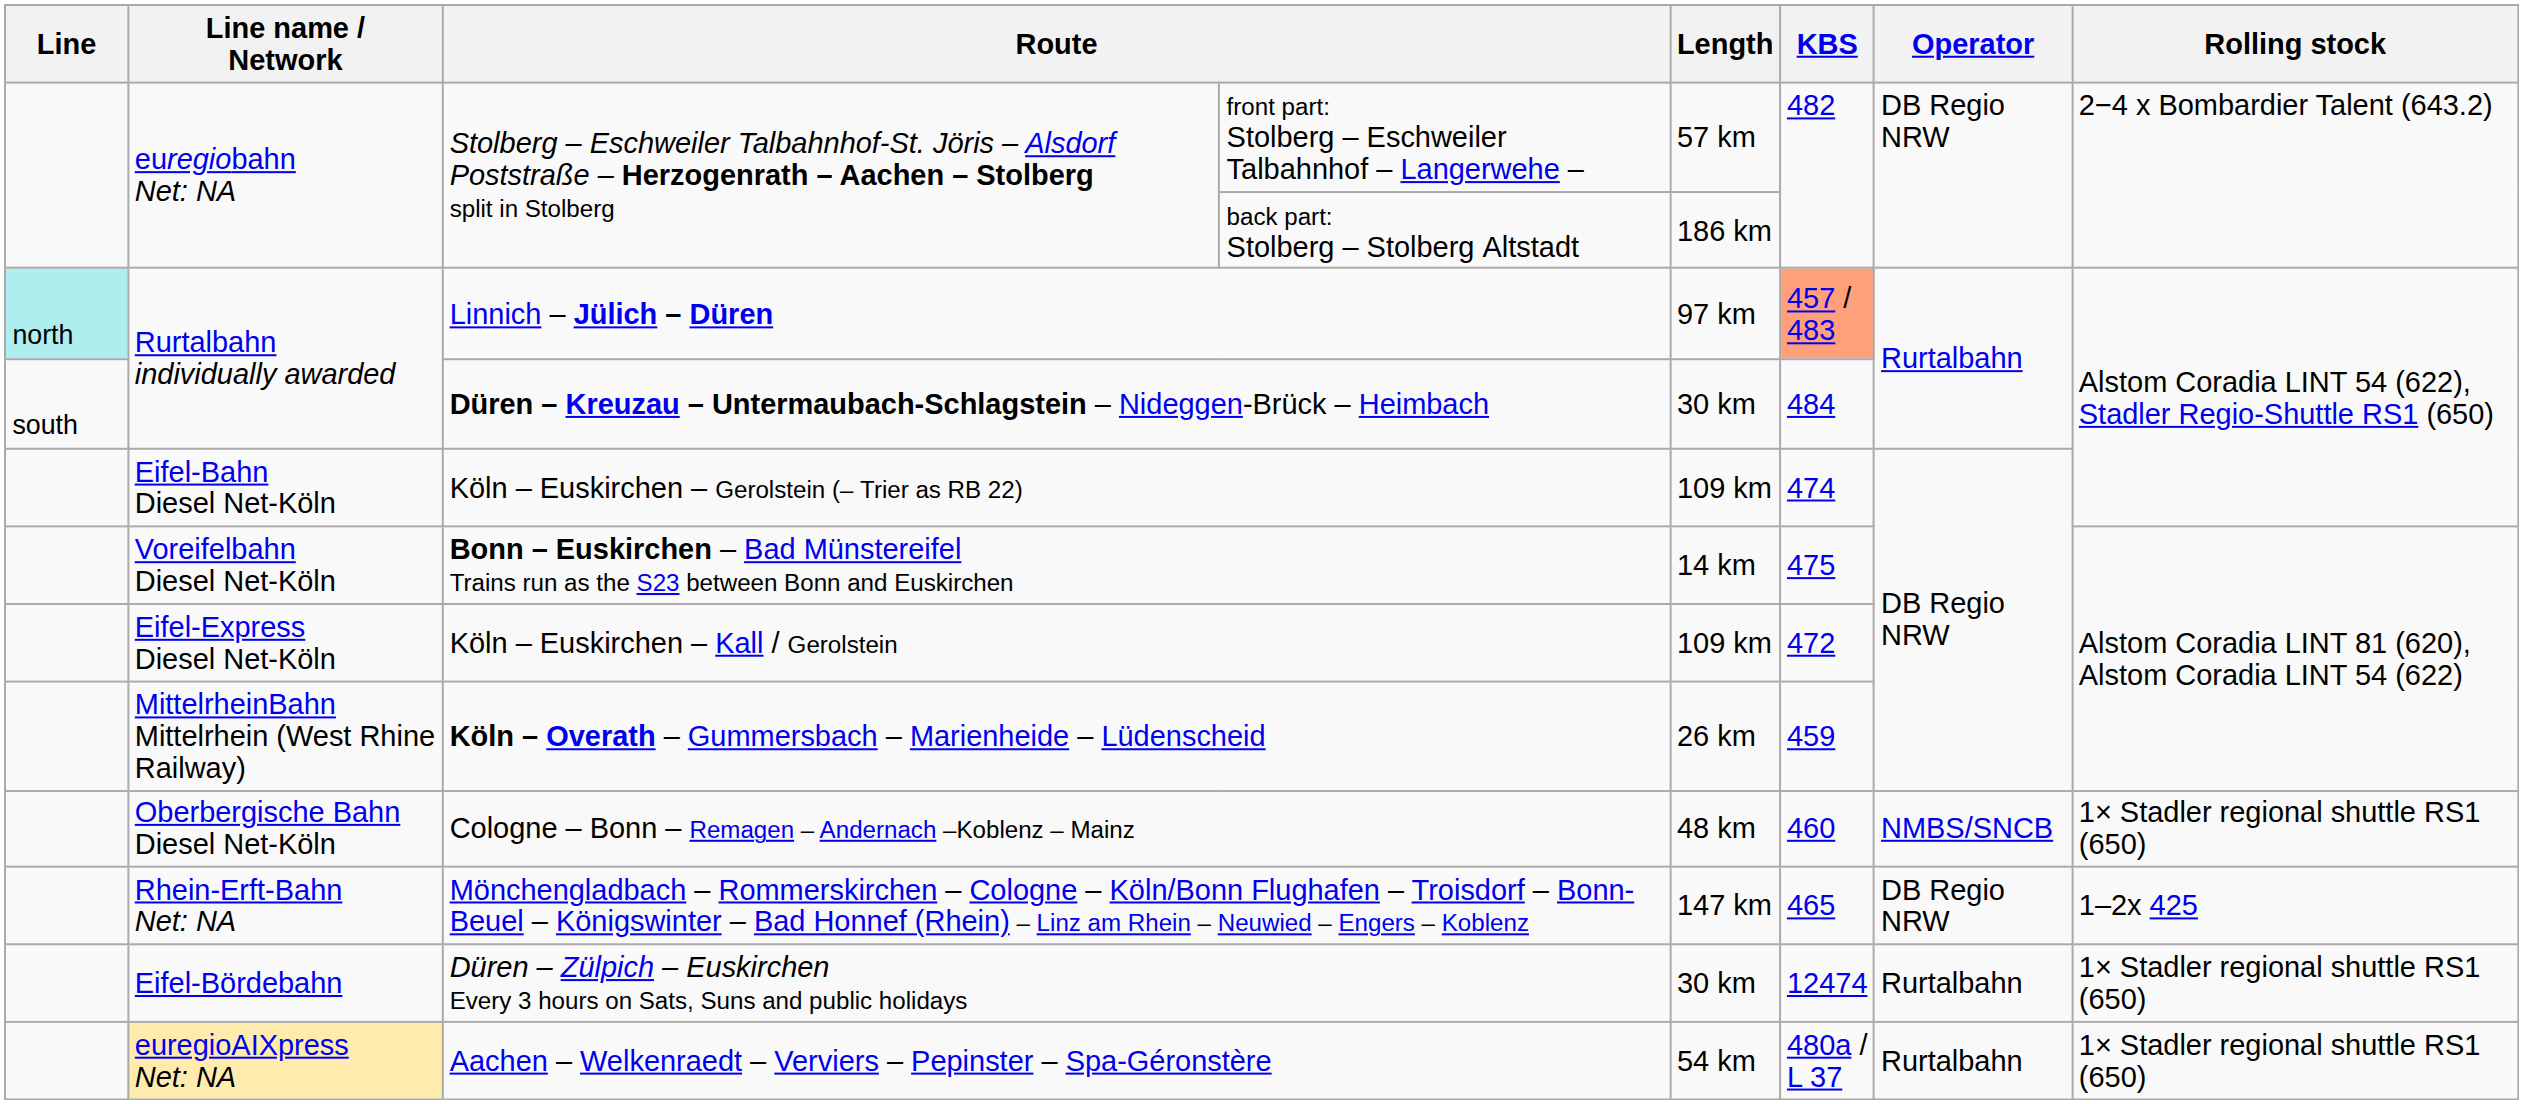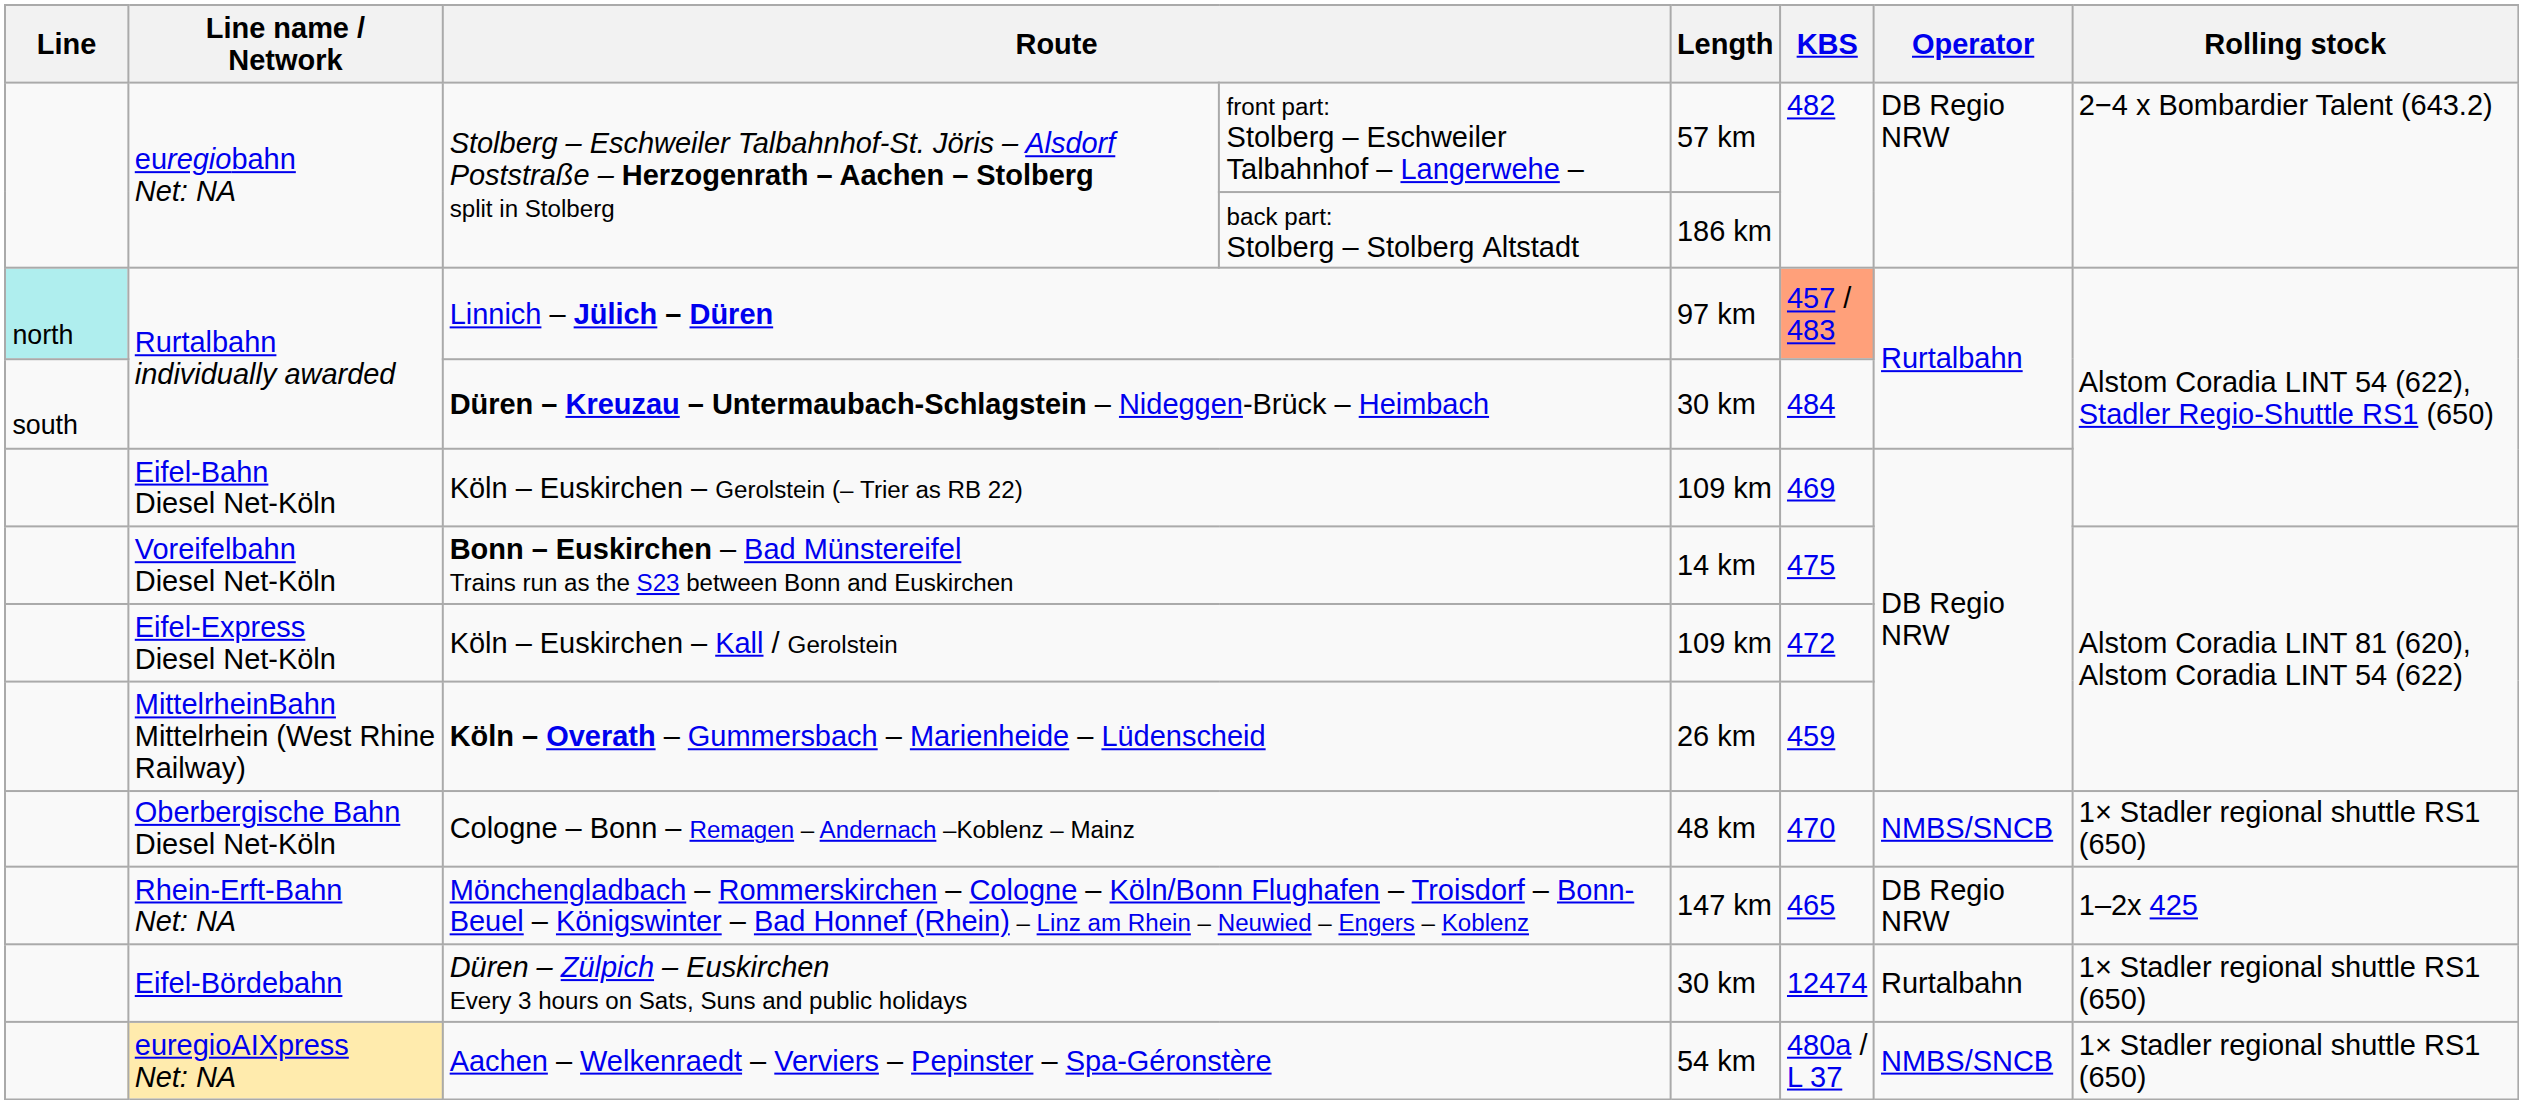(1811, 488) 474 -> (1811, 488) 469
(1811, 828) 460 -> (1811, 828) 470
(1952, 1060) Rurtalbahn -> (1967, 1060) NMBS/SNCB
